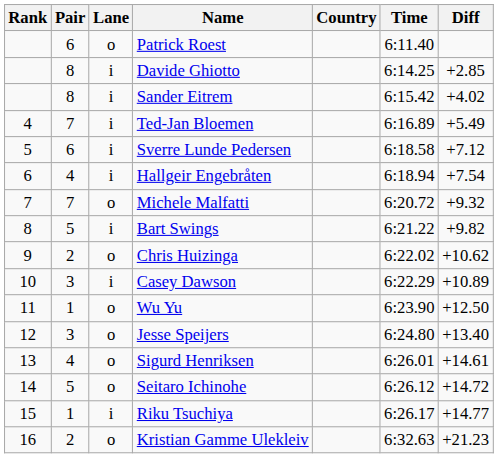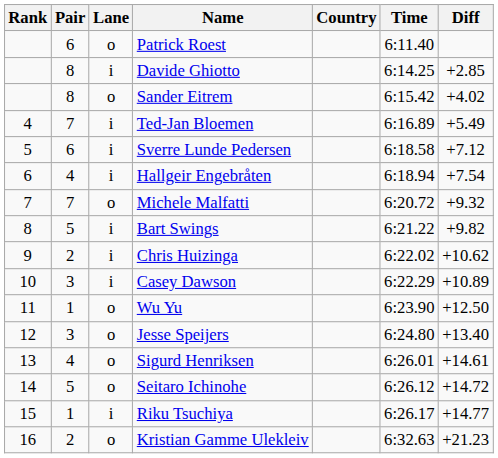(111, 96) i -> (111, 96) o
(111, 255) o -> (111, 255) i
